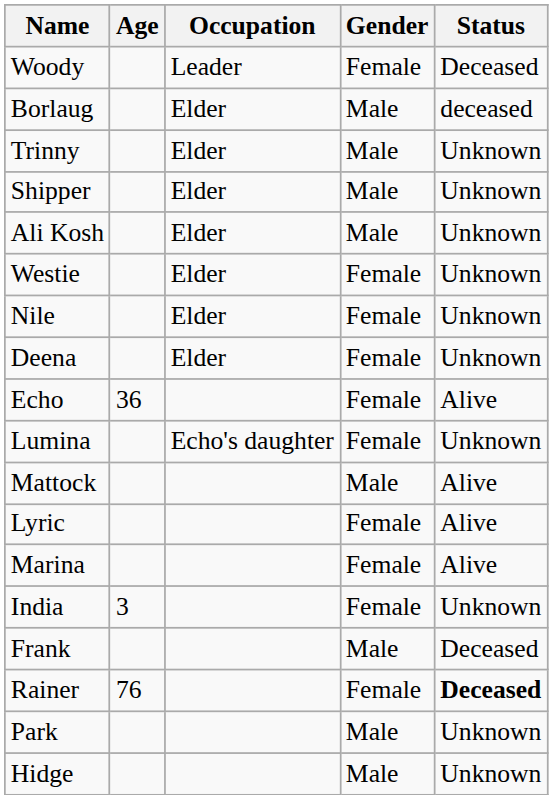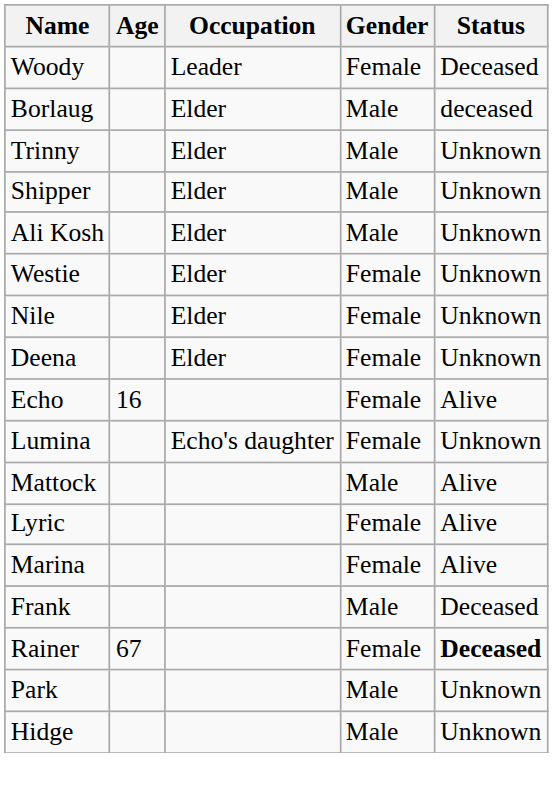(129, 398) 36 -> (129, 398) 16
- row: (37, 606)
(129, 689) 76 -> (129, 648) 67
